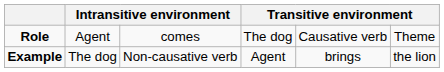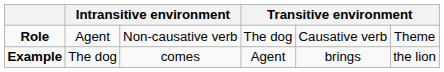(180, 36) comes -> (180, 36) Non-causative verb
(180, 57) Non-causative verb -> (180, 57) comes
